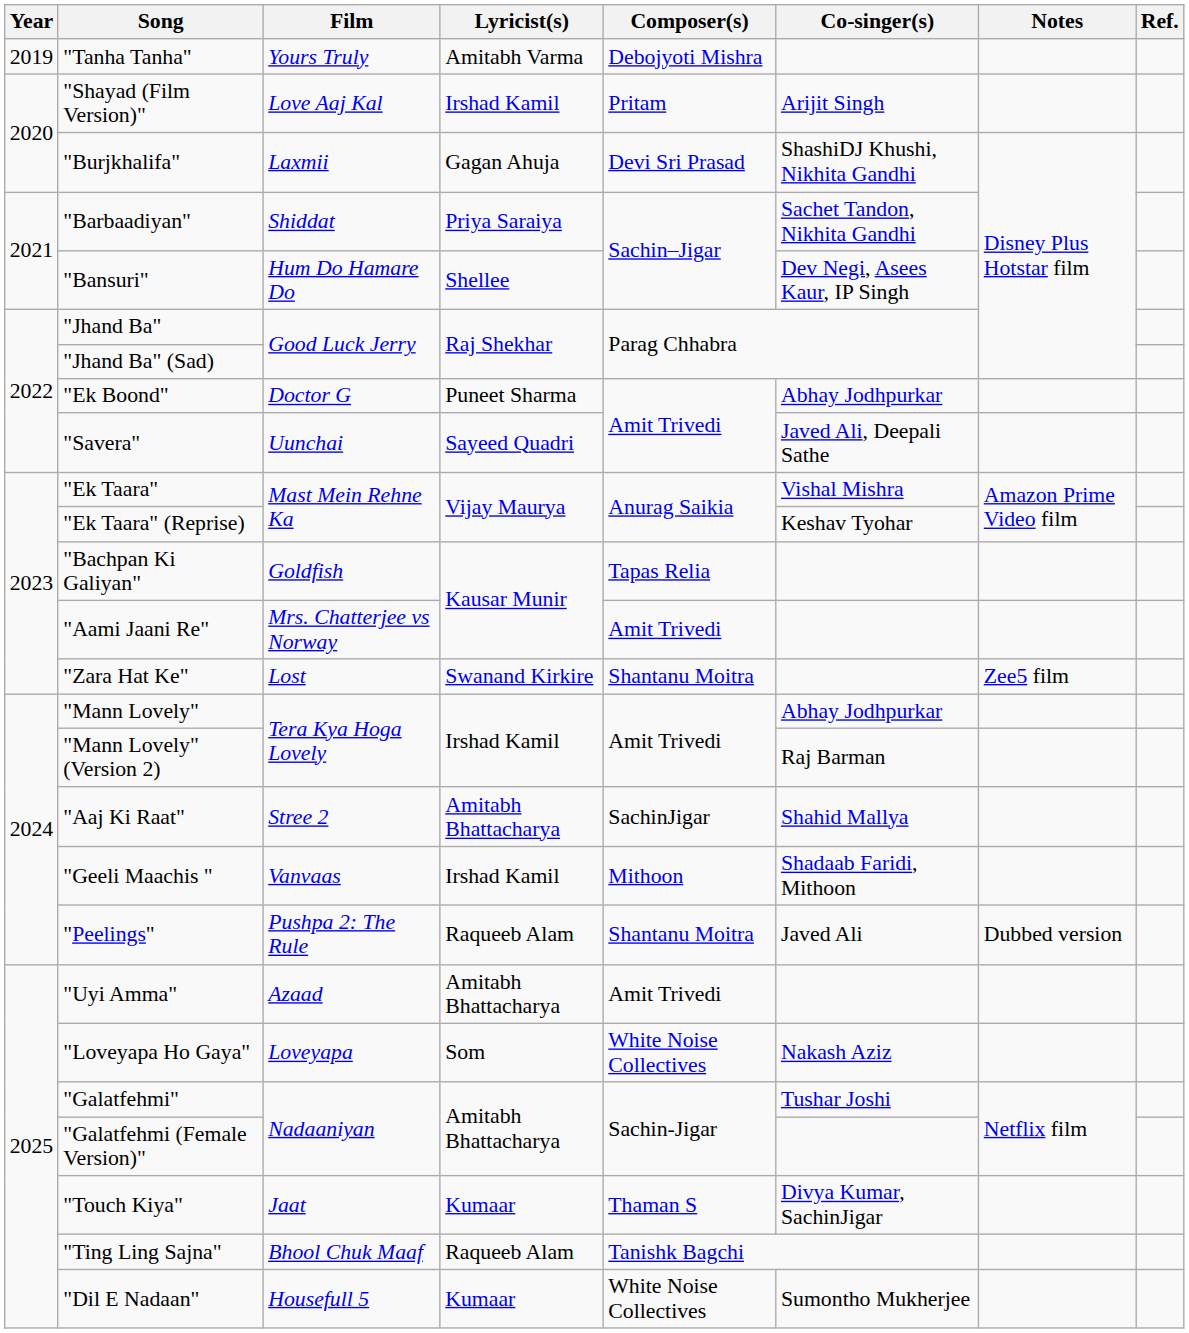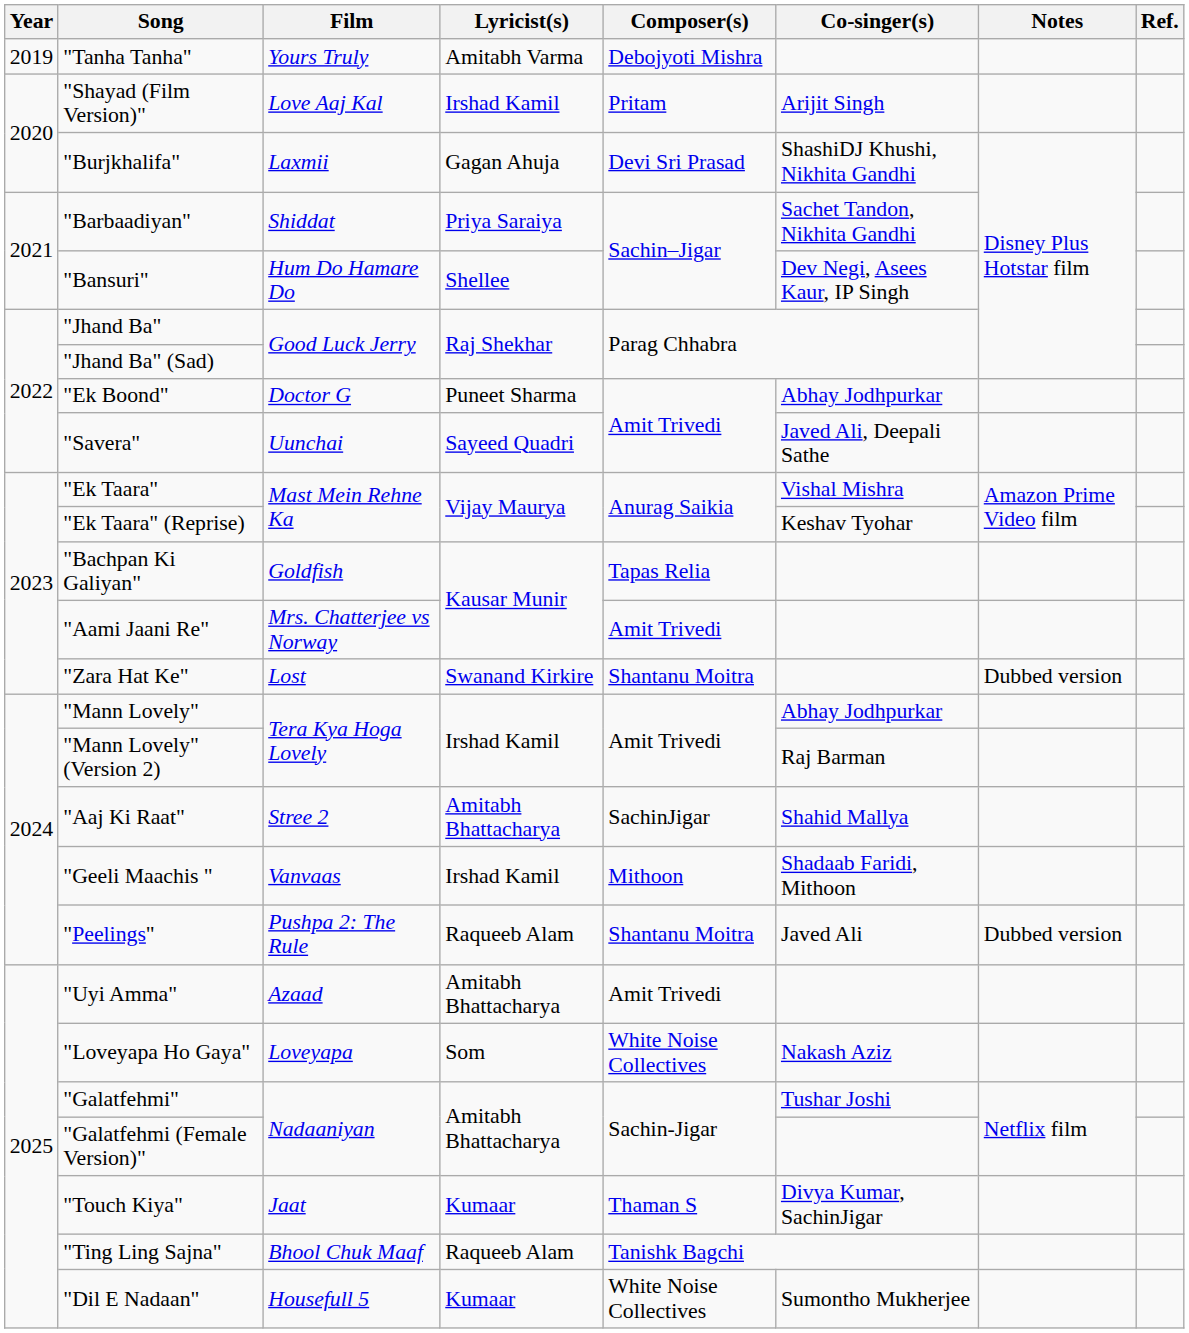(1026, 676) Zee5 film -> (1053, 676) Dubbed version
